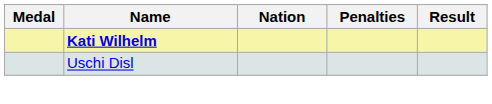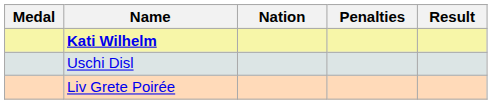+ row: (121, 88)
